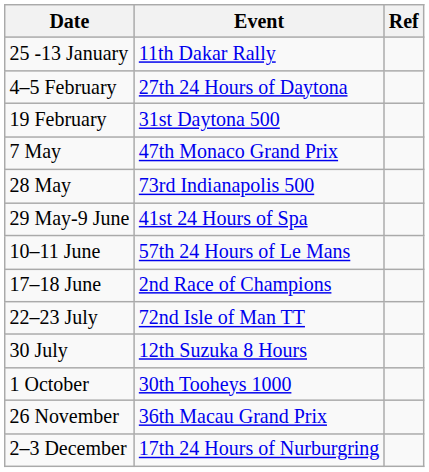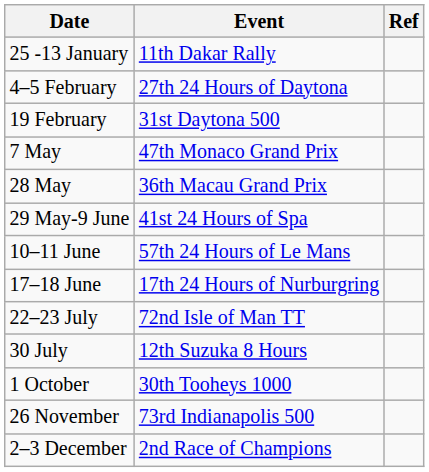(227, 185) 73rd Indianapolis 500 -> (233, 185) 36th Macau Grand Prix
(235, 284) 2nd Race of Champions -> (259, 284) 17th 24 Hours of Nurburgring
(233, 416) 36th Macau Grand Prix -> (227, 416) 73rd Indianapolis 500
(259, 449) 17th 24 Hours of Nurburgring -> (235, 449) 2nd Race of Champions
